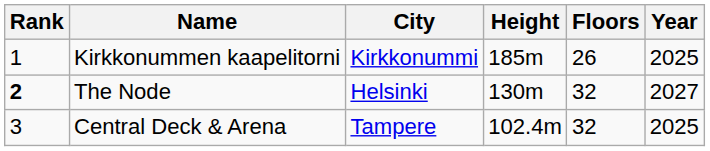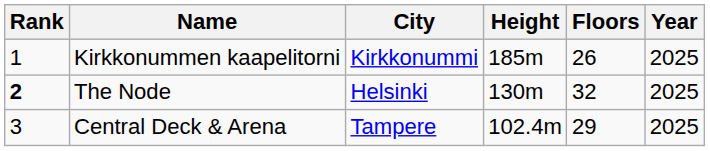(674, 92) 2027 -> (674, 92) 2025
(584, 127) 32 -> (584, 127) 29
